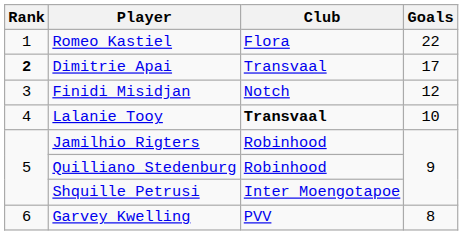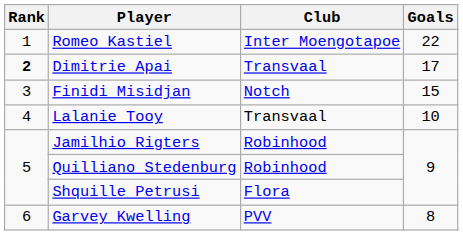(267, 42) Flora -> (322, 42) Inter Moengotapoe
(431, 92) 12 -> (431, 92) 15
(285, 117) bold -> (285, 117) normal
(322, 192) Inter Moengotapoe -> (267, 192) Flora
